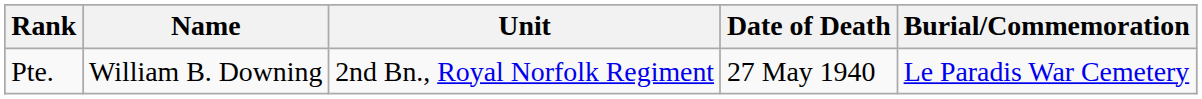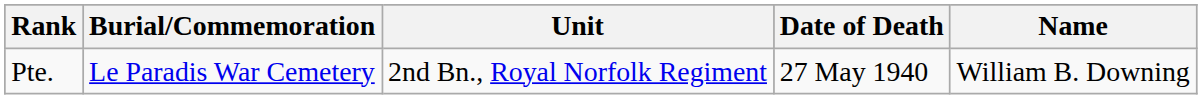columns swapped: (206, 26) <-> (1047, 26)
